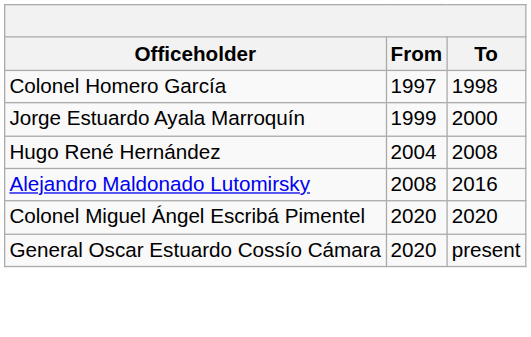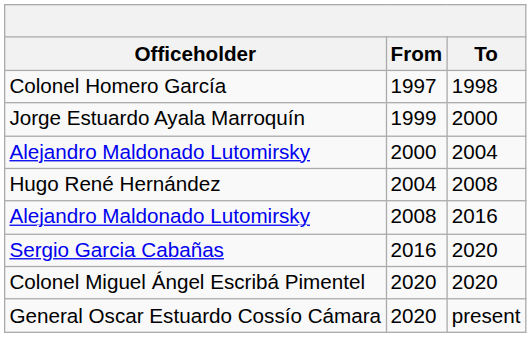+ row: (160, 151)
+ row: (117, 250)
